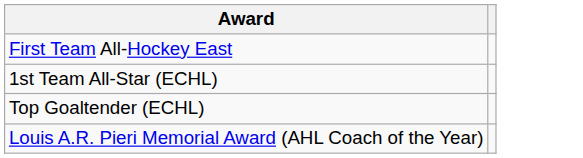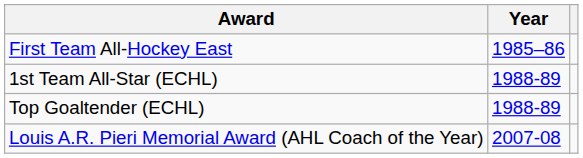+ column: (528, 19)
